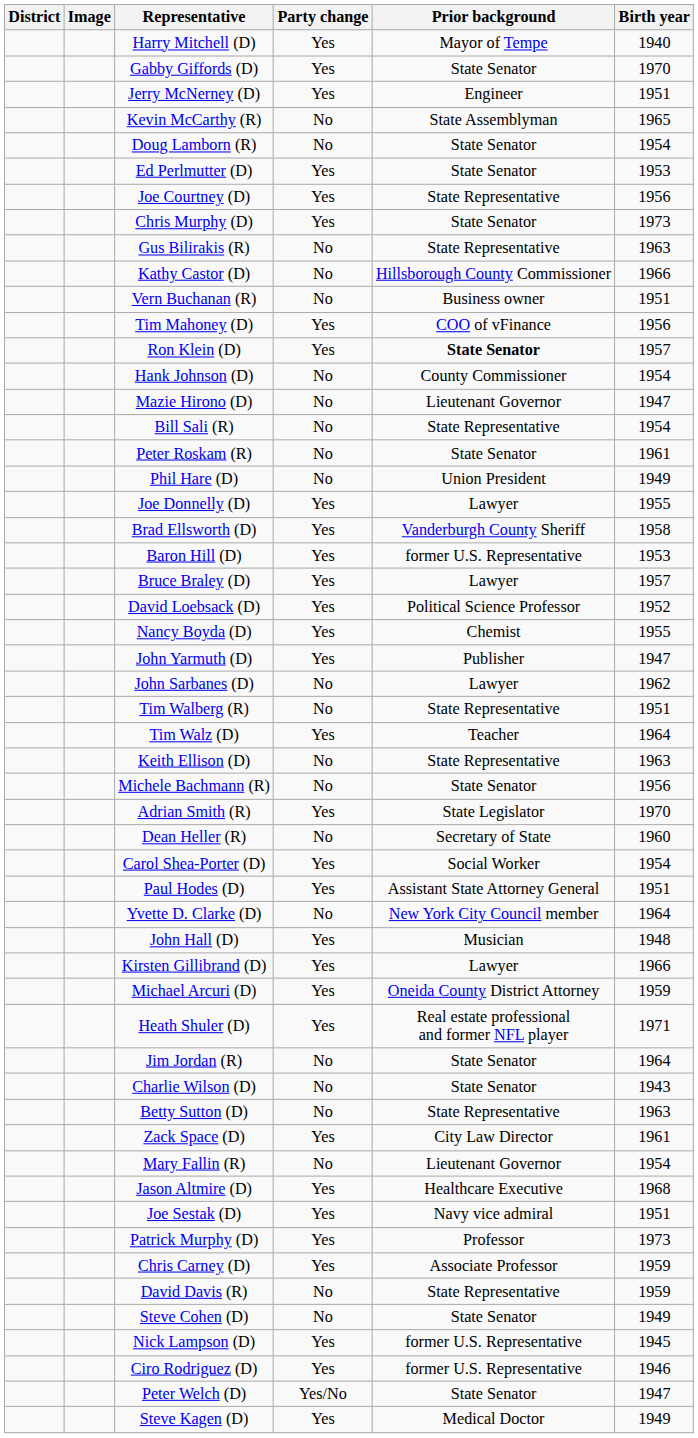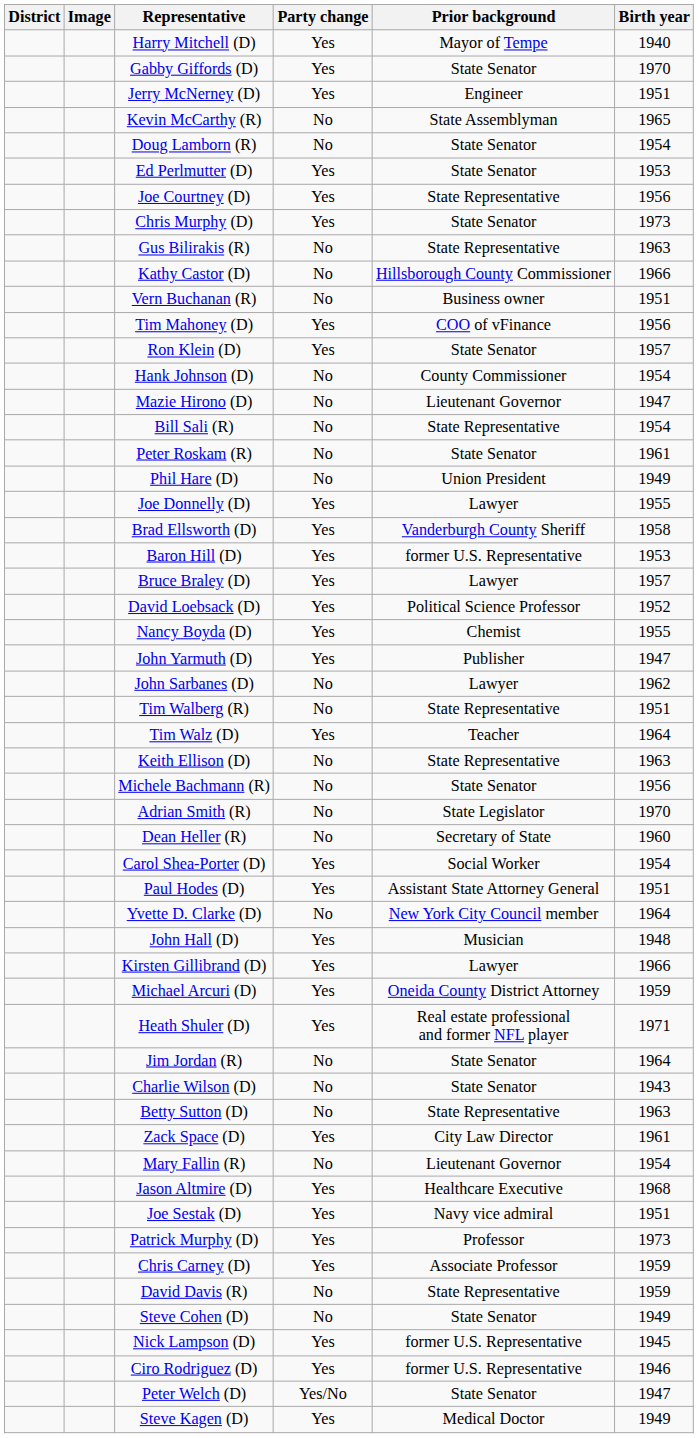(494, 350) bold -> (494, 350) normal
(323, 811) Yes -> (323, 811) No
